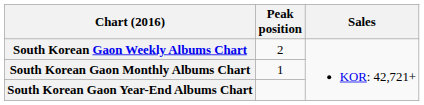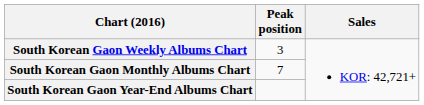(280, 49) 2 -> (280, 49) 3
(280, 69) 1 -> (280, 69) 7
